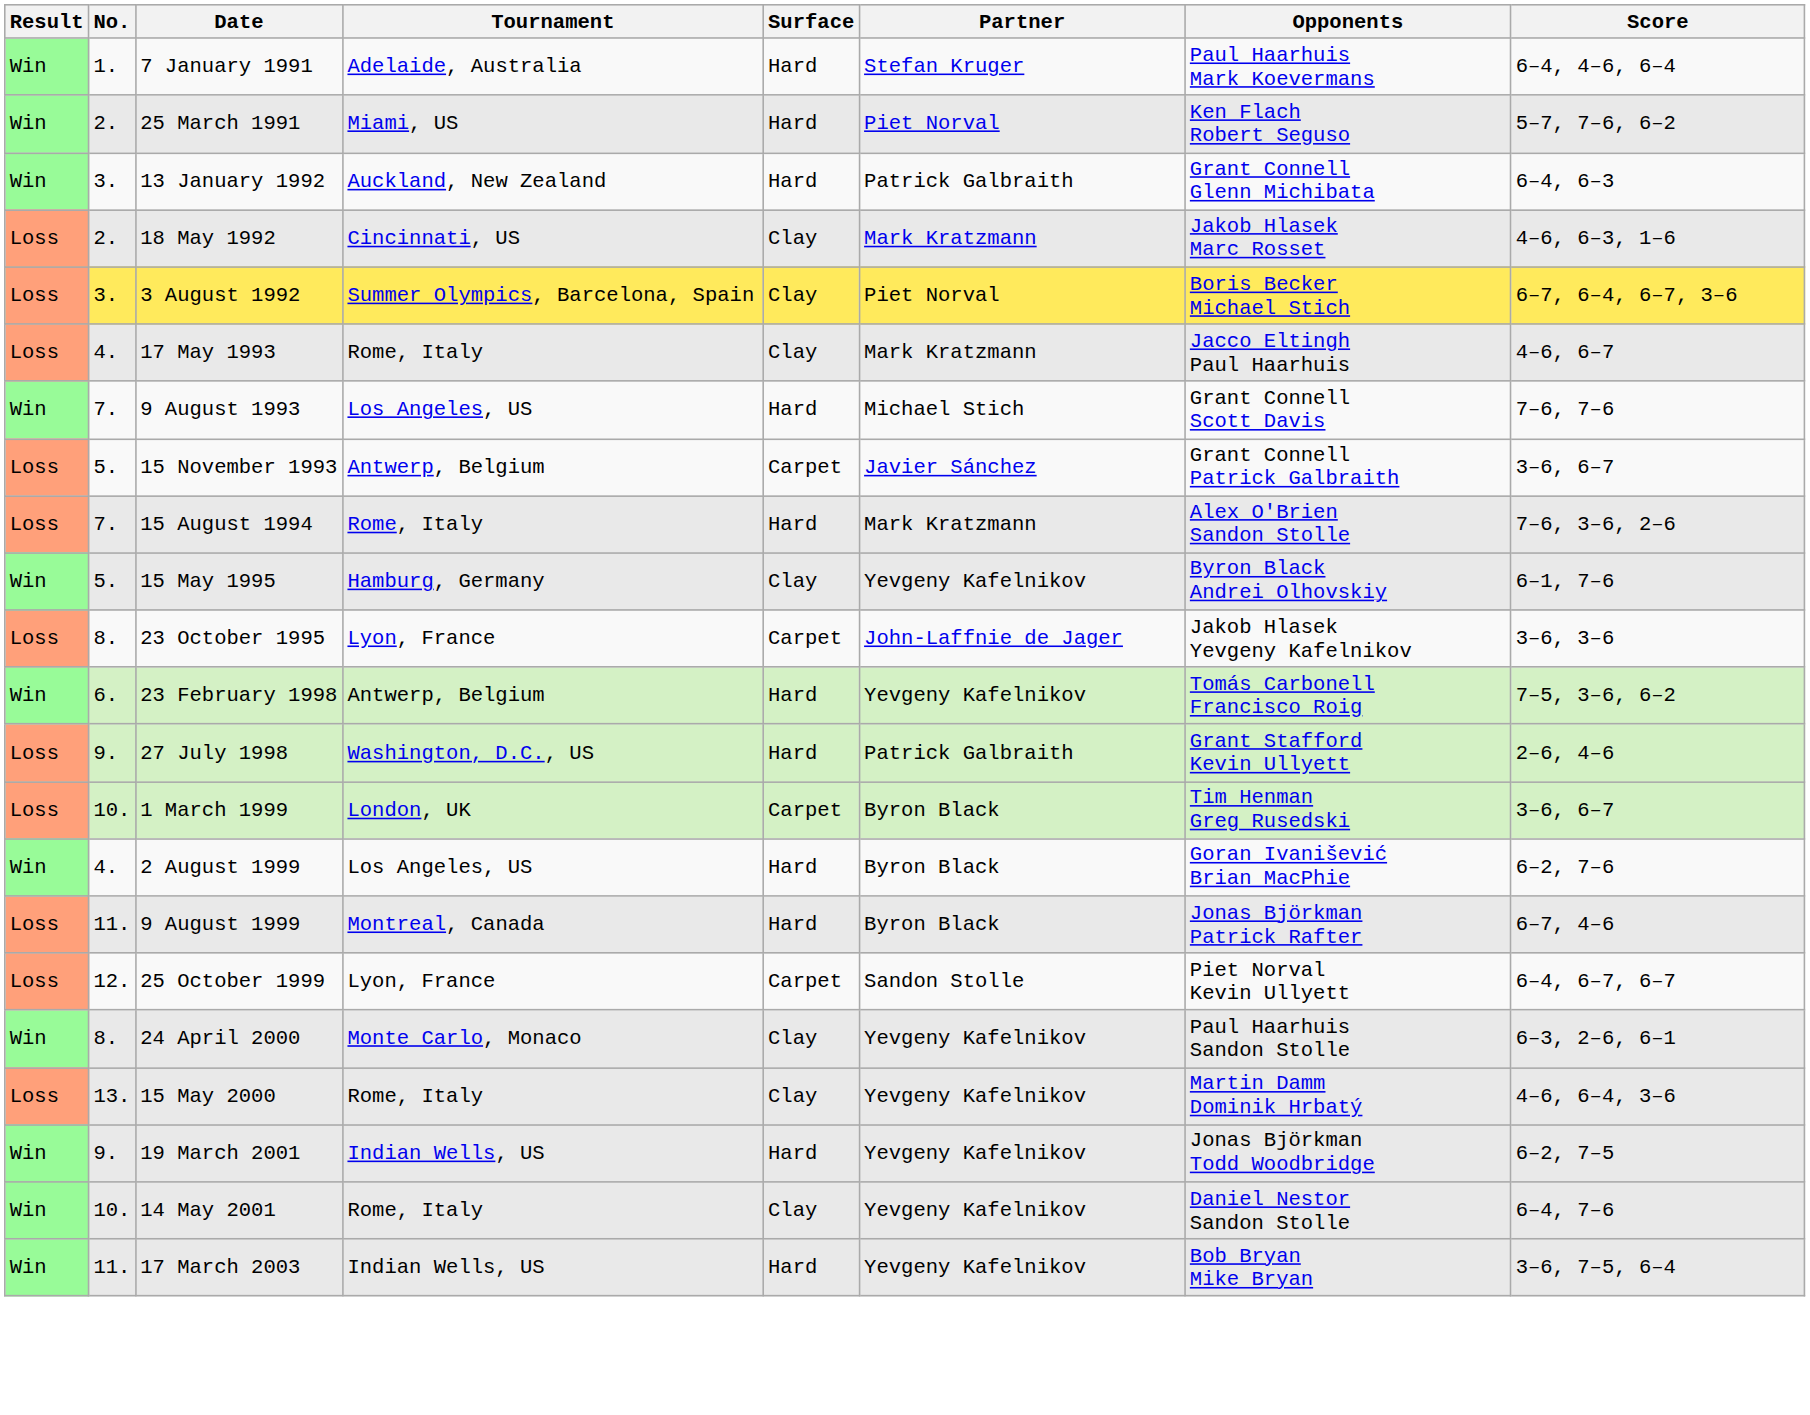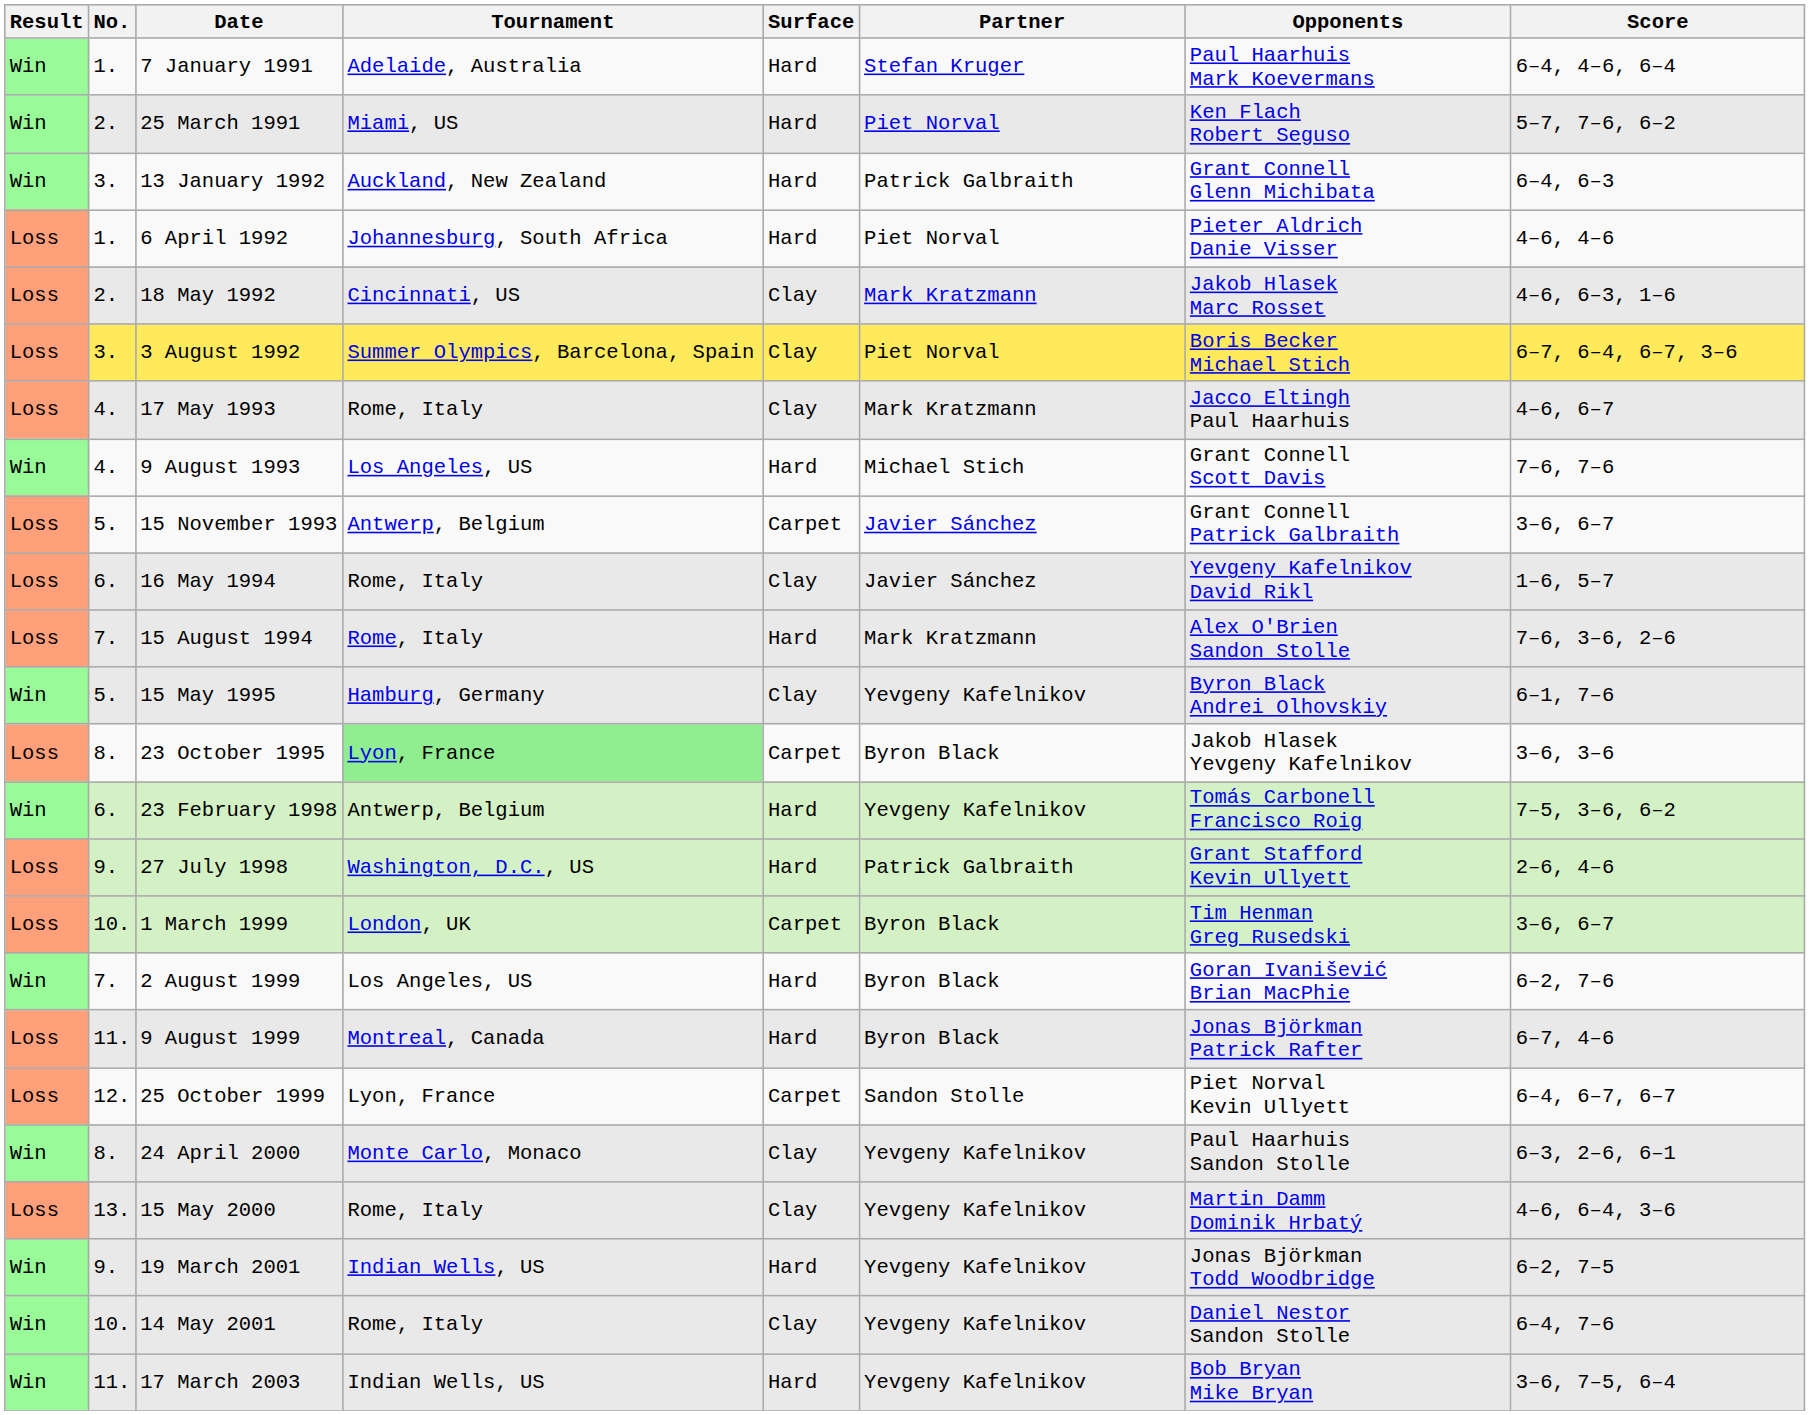+ row: (214, 238)
(106, 410) 7. -> (106, 467) 4.
+ row: (208, 581)
(421, 639) no background -> (421, 753) lightgreen background
(994, 639) John-Laffnie de Jager -> (932, 753) Byron Black
(106, 867) 4. -> (106, 982) 7.
